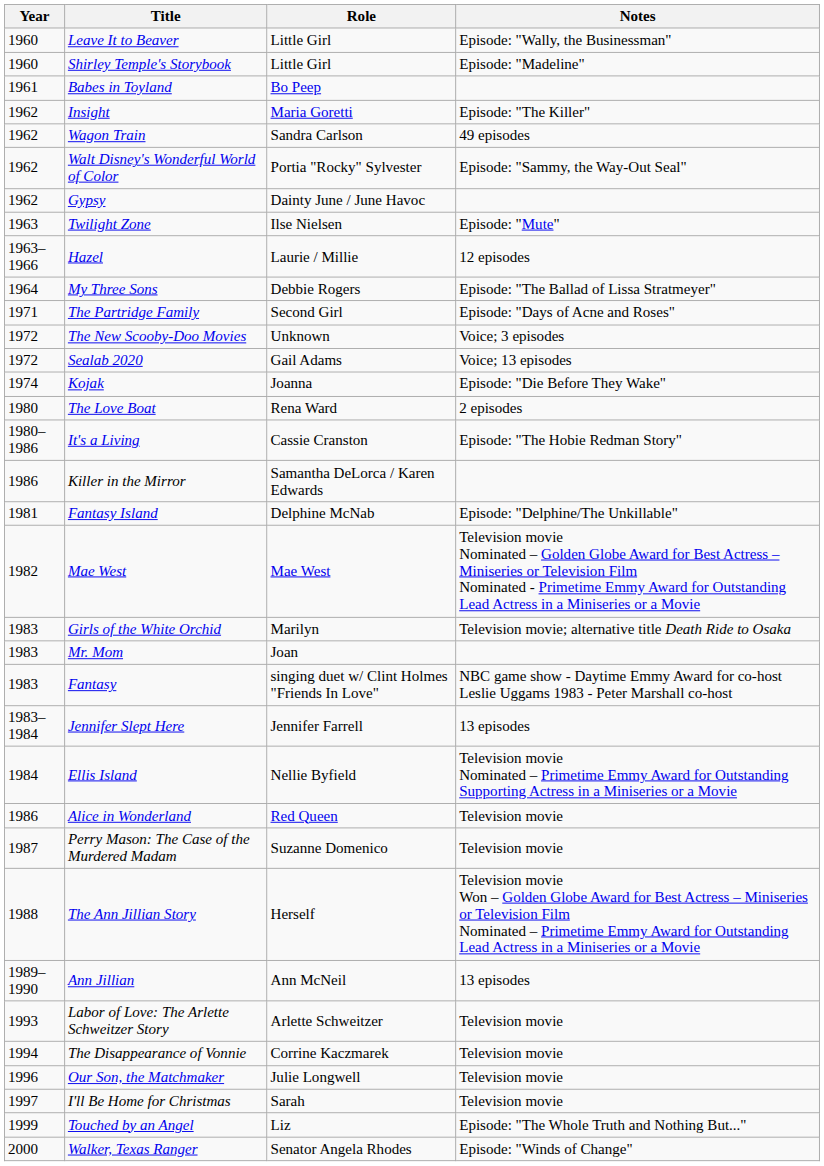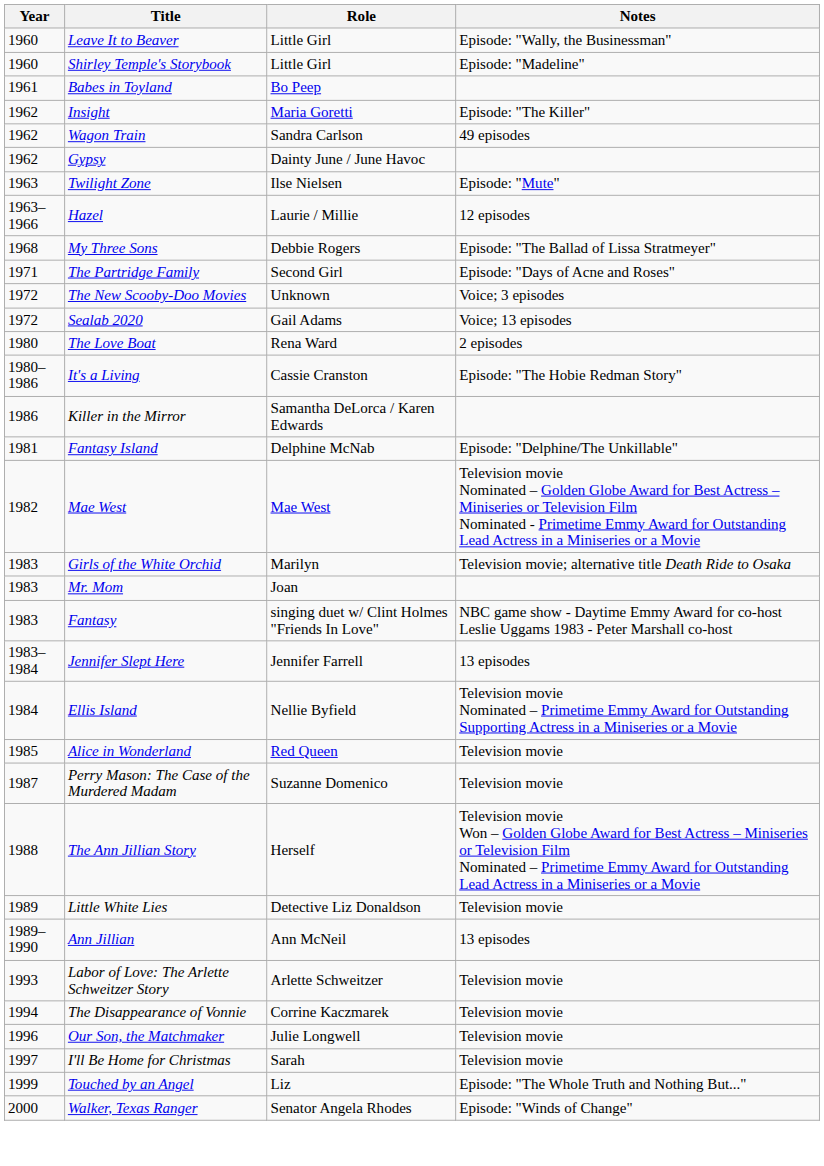- row: (162, 168)
(23, 288) 1964 -> (23, 248) 1968
- row: (86, 384)
(23, 815) 1986 -> (23, 751) 1985
+ row: (118, 907)
